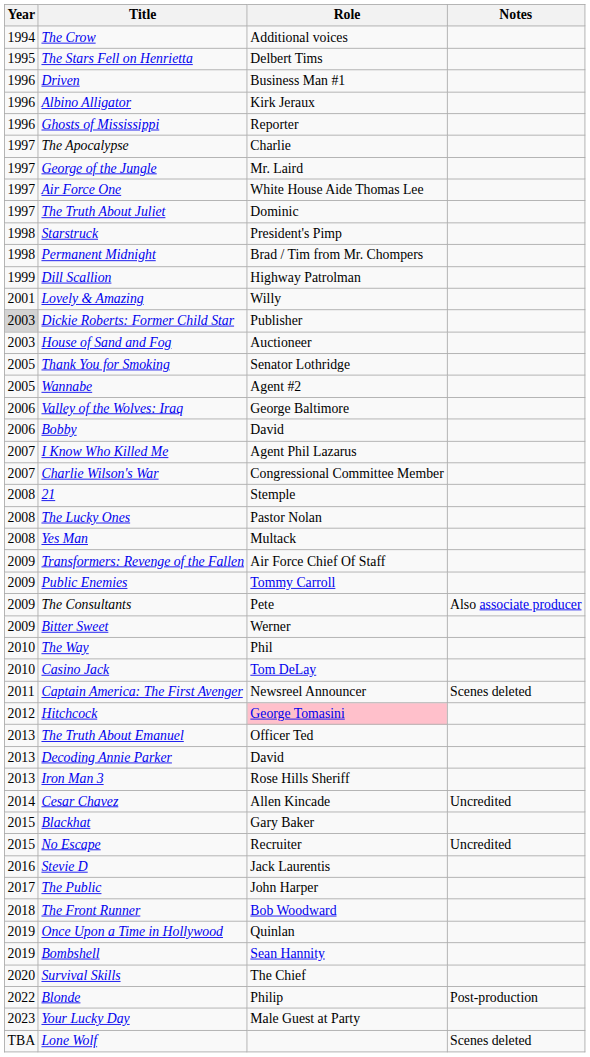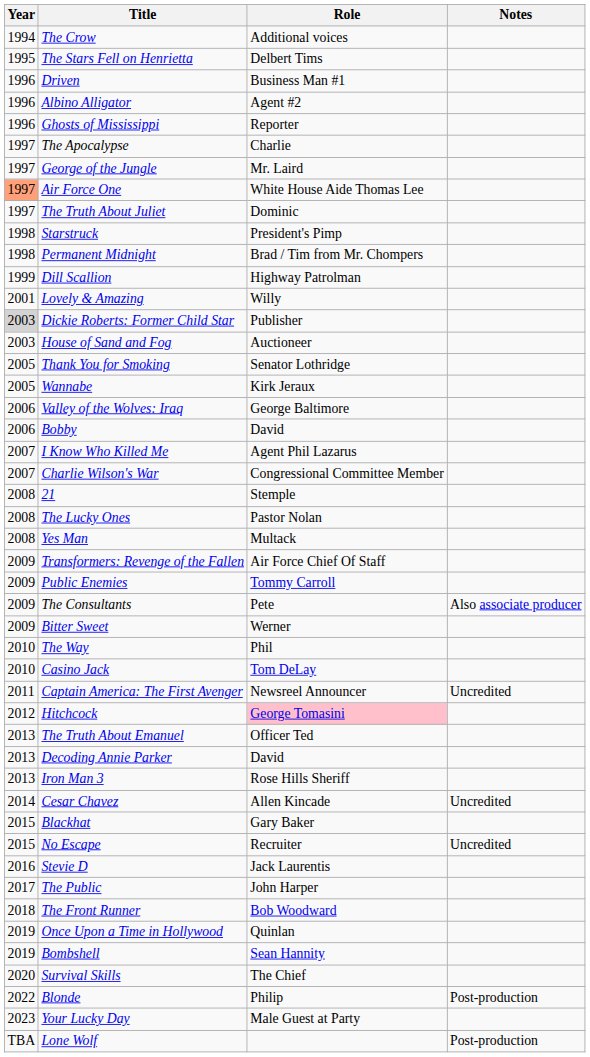(283, 102) Kirk Jeraux -> (276, 102) Agent #2
(21, 189) no background -> (21, 189) lightsalmon background
(276, 386) Agent #2 -> (283, 386) Kirk Jeraux
(491, 691) Scenes deleted -> (481, 691) Uncredited
(491, 1041) Scenes deleted -> (494, 1041) Post-production
